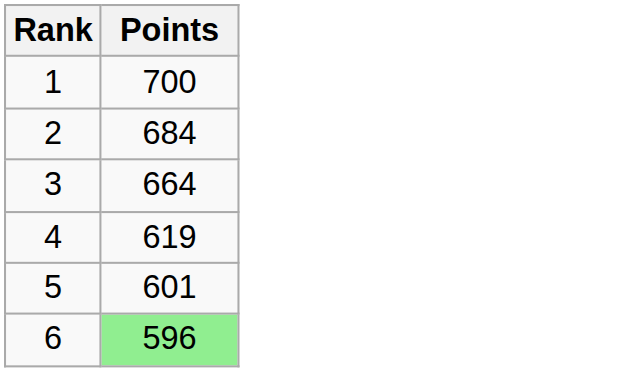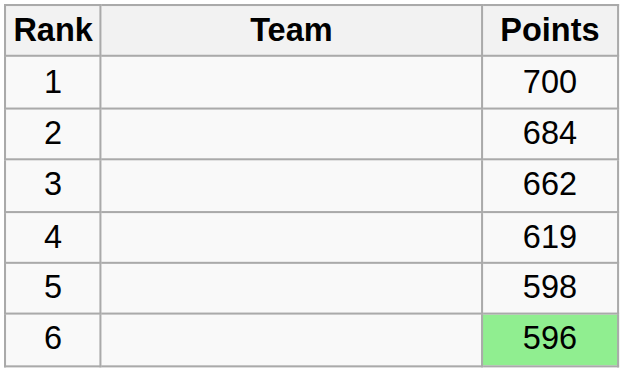+ column: (291, 30)
(170, 184) 664 -> (550, 184) 662
(170, 287) 601 -> (550, 287) 598
